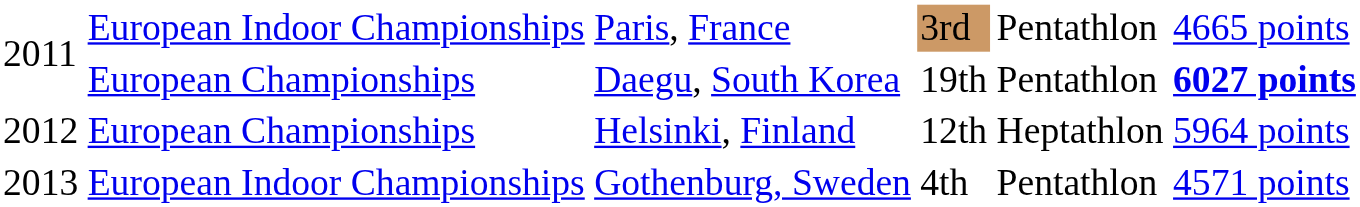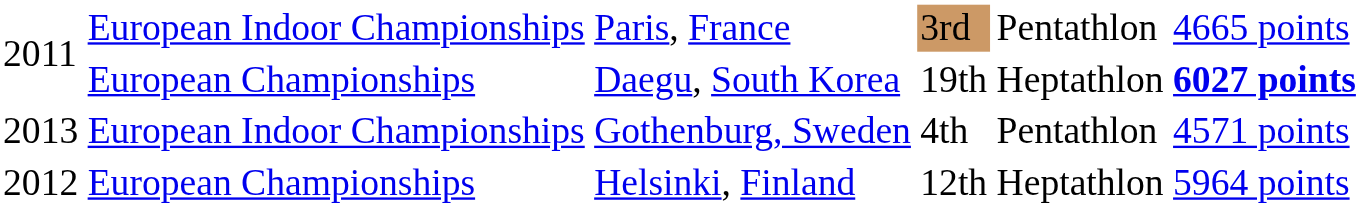(1077, 79) Pentathlon -> (1080, 79) Heptathlon
rows swapped: (725, 130) <-> (753, 182)
